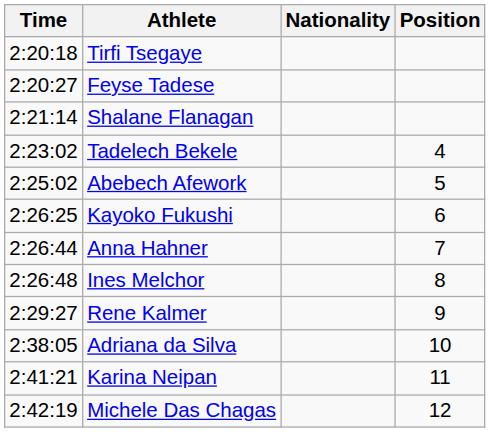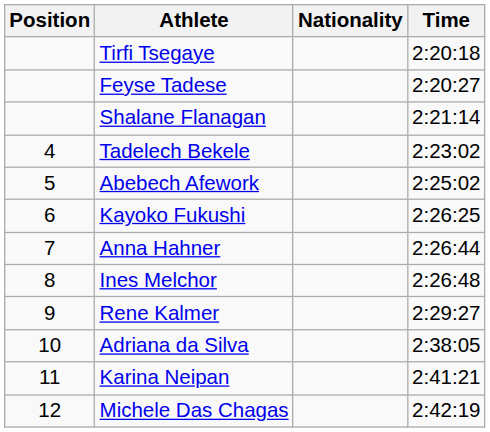columns swapped: (440, 20) <-> (44, 20)
